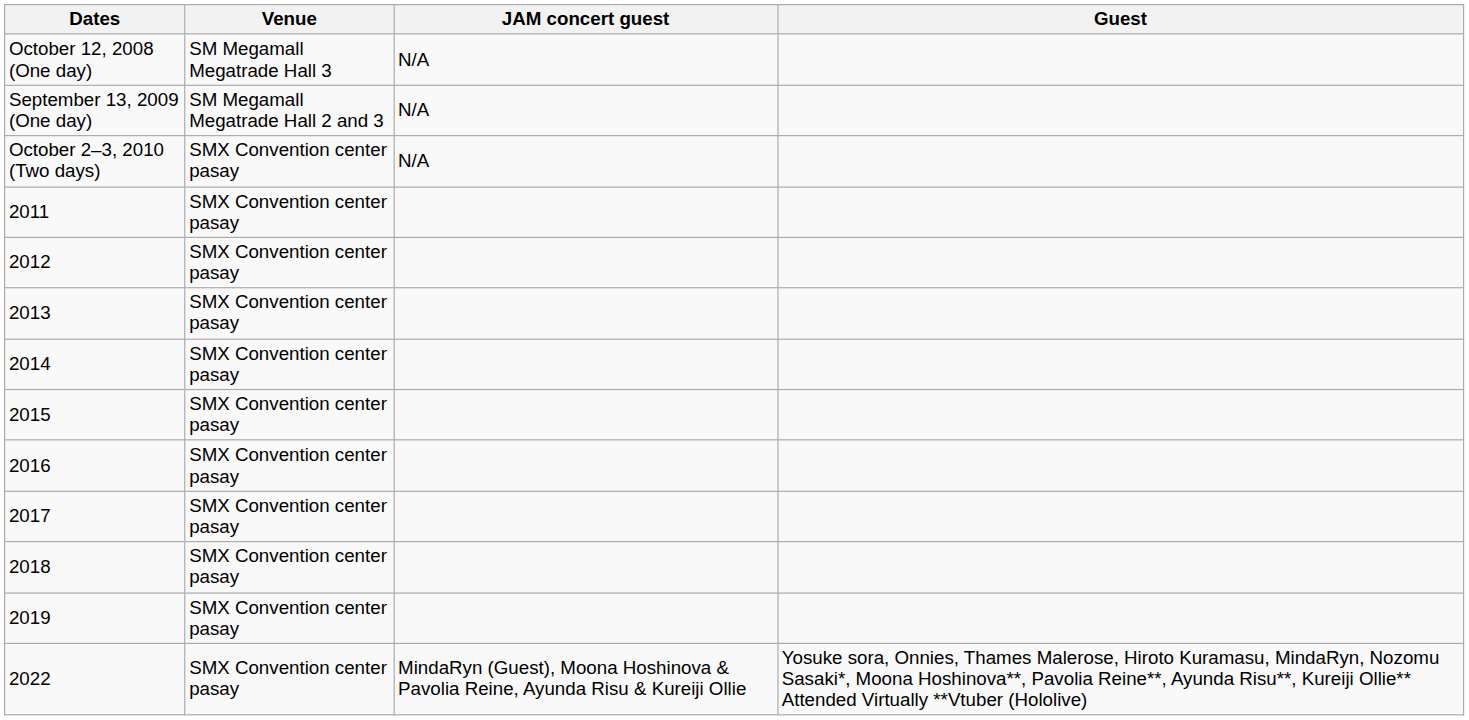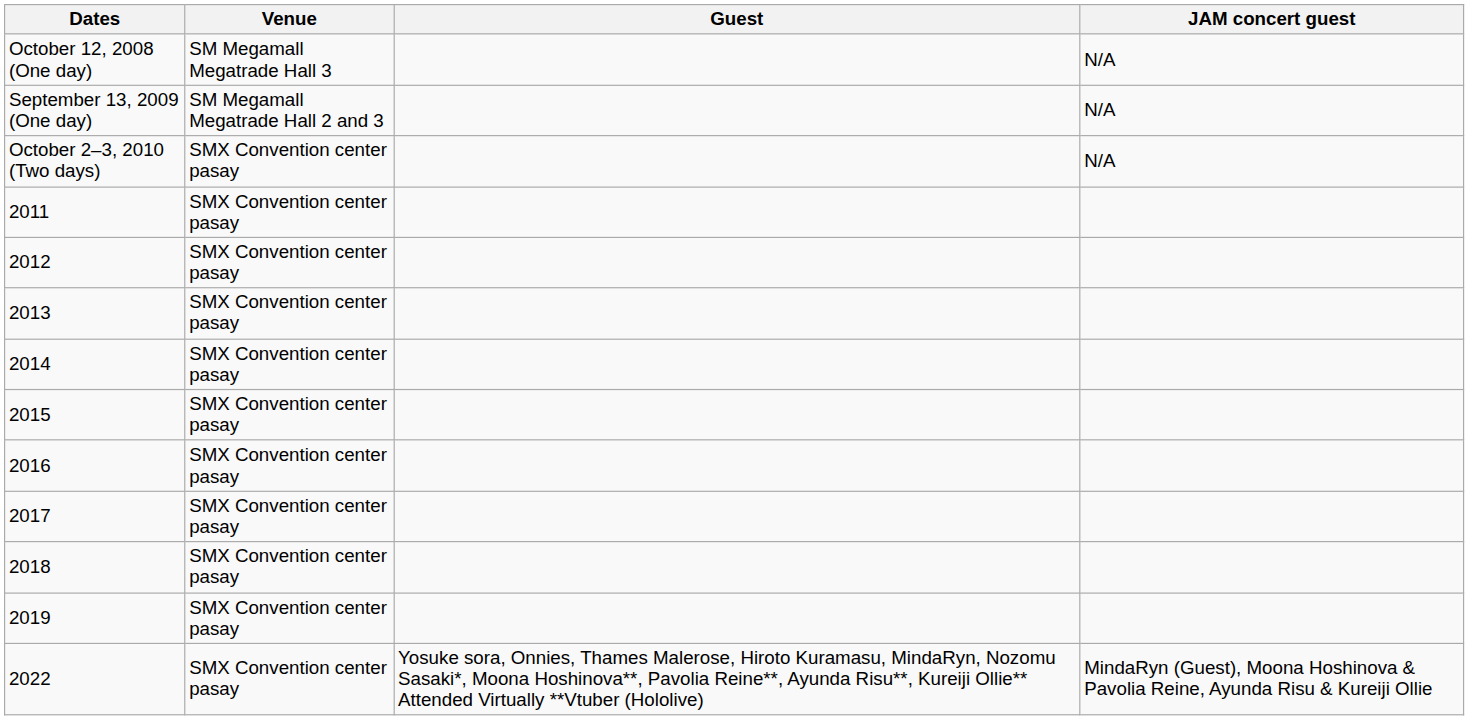columns swapped: (1120, 19) <-> (586, 19)
